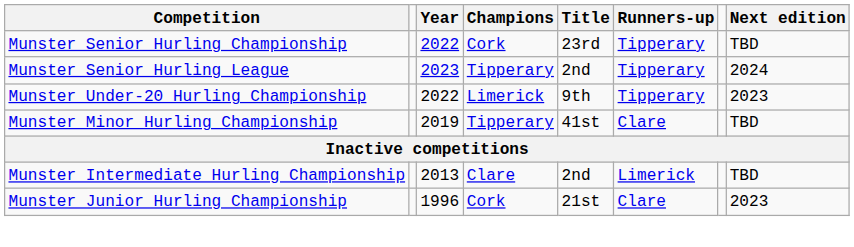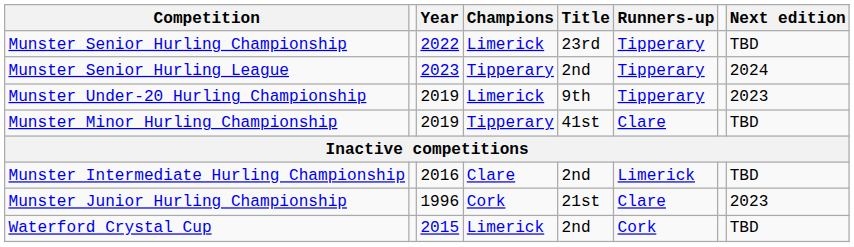(486, 44) Cork -> (506, 44) Limerick
(440, 97) 2022 -> (440, 97) 2019
(440, 175) 2013 -> (440, 175) 2016
+ row: (110, 228)
